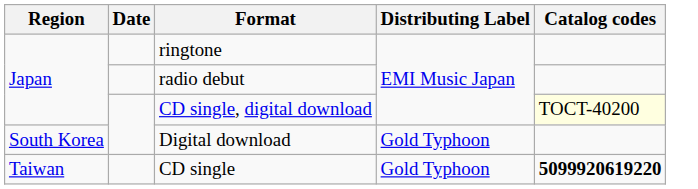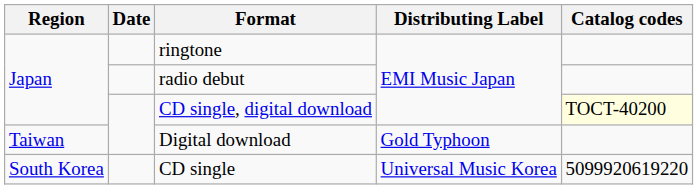(56, 139) South Korea -> (37, 139) Taiwan
(37, 169) Taiwan -> (56, 169) South Korea
(435, 169) Gold Typhoon -> (469, 169) Universal Music Korea
(600, 169) bold -> (627, 169) normal
